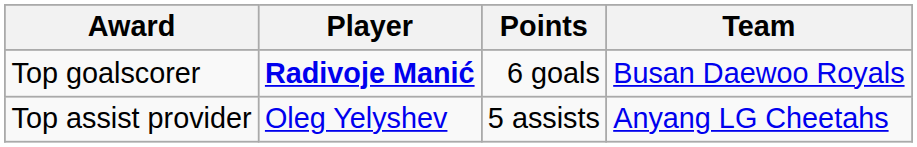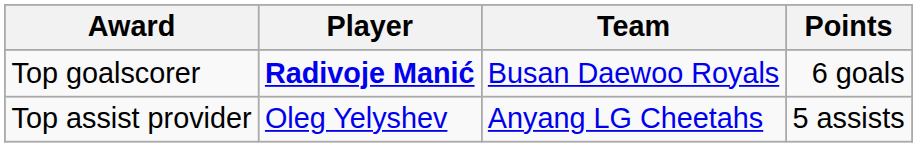columns swapped: (759, 27) <-> (544, 27)
